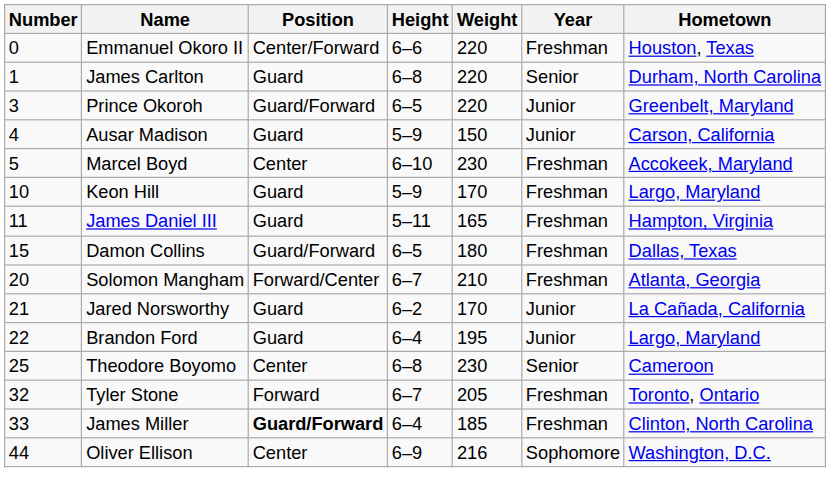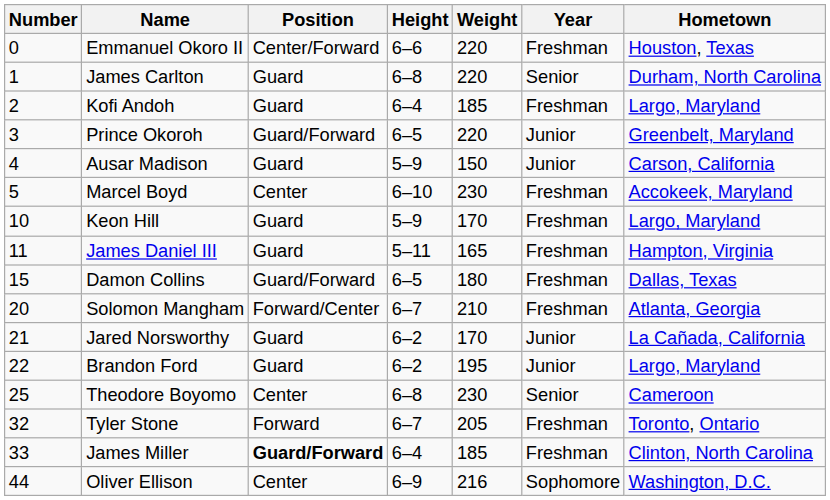+ row: (130, 106)
(407, 337) 6–4 -> (407, 366) 6–2
